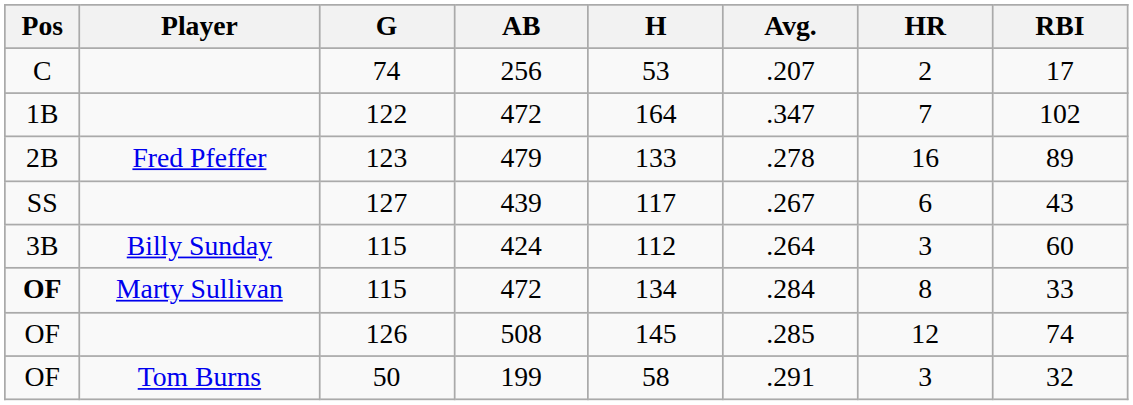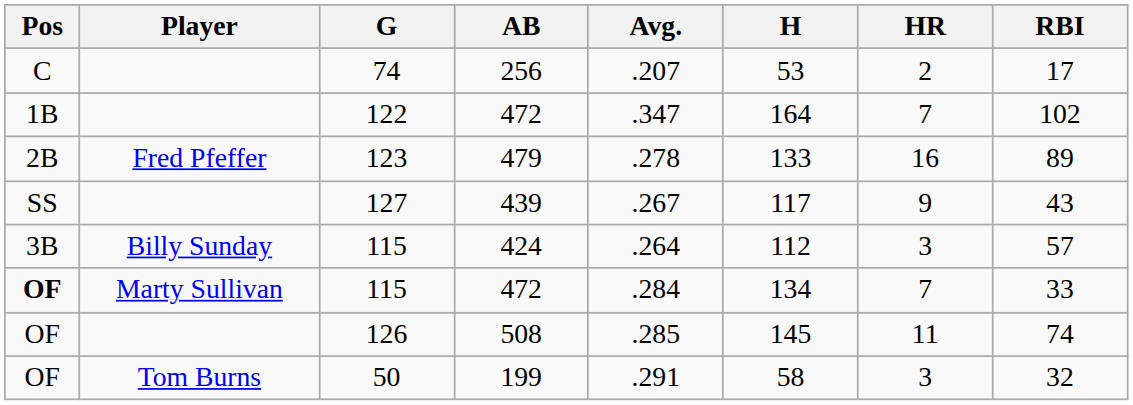columns swapped: (656, 26) <-> (791, 26)
(925, 202) 6 -> (925, 202) 9
(1060, 245) 60 -> (1060, 245) 57
(925, 289) 8 -> (925, 289) 7
(925, 333) 12 -> (925, 333) 11
